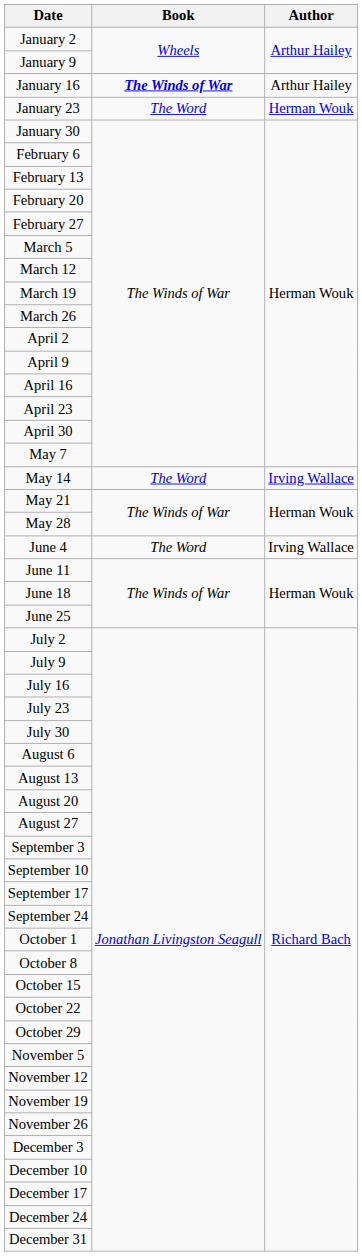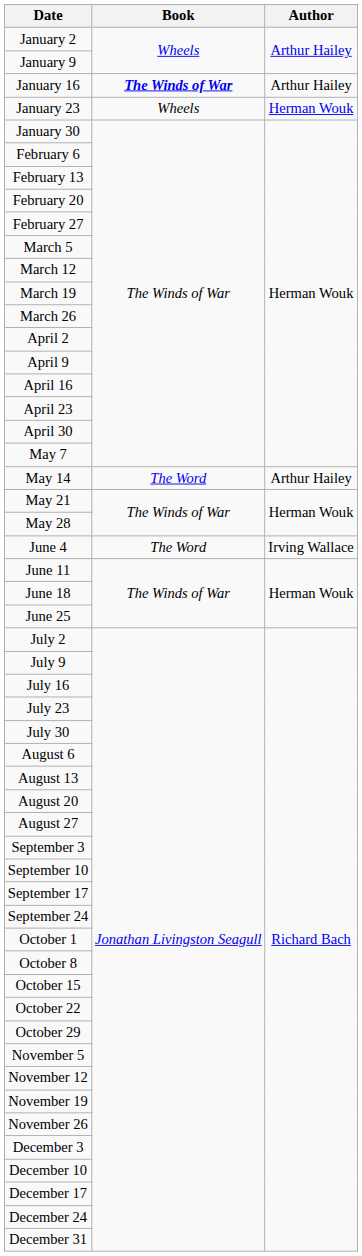(178, 108) The Word -> (178, 108) Wheels
(311, 477) Irving Wallace -> (311, 477) Arthur Hailey
